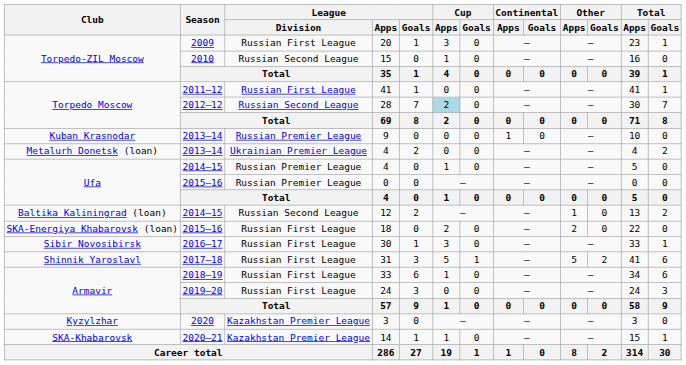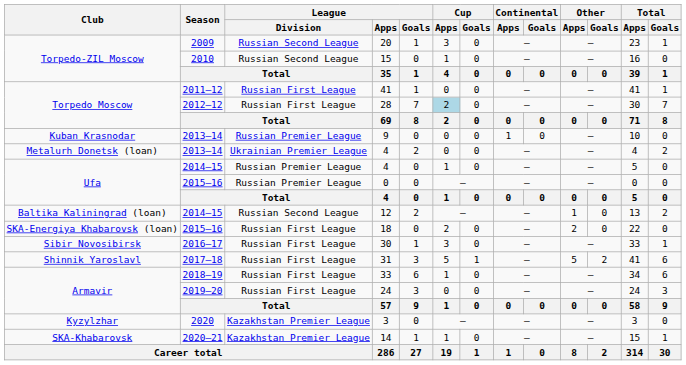(298, 43) Russian First League -> (298, 43) Russian Second League
(298, 105) Russian Second League -> (298, 105) Russian First League
